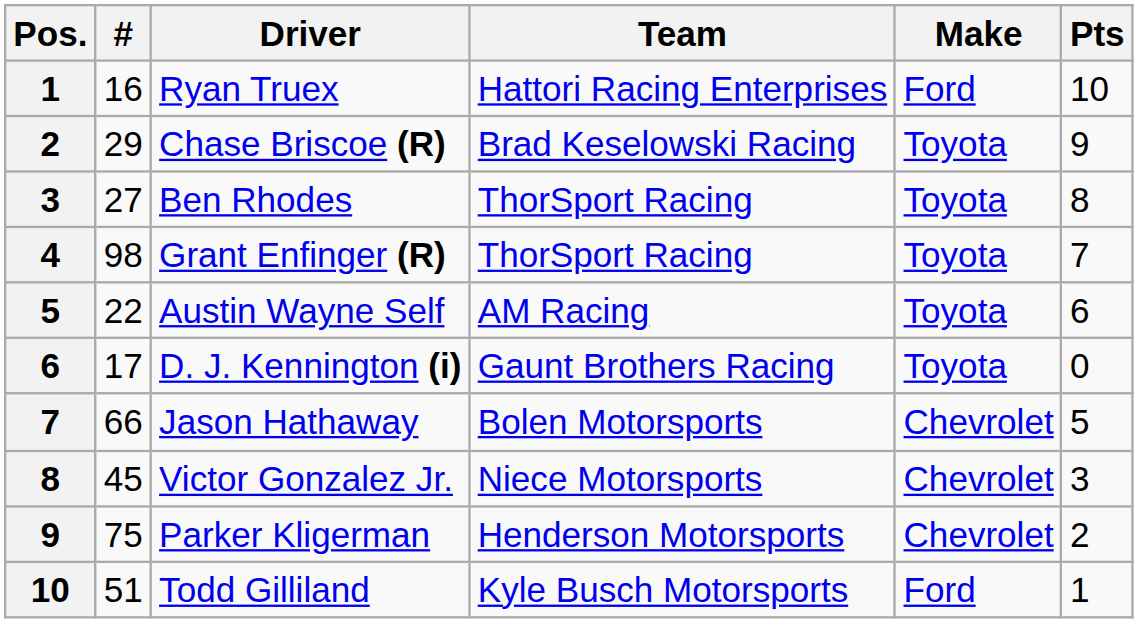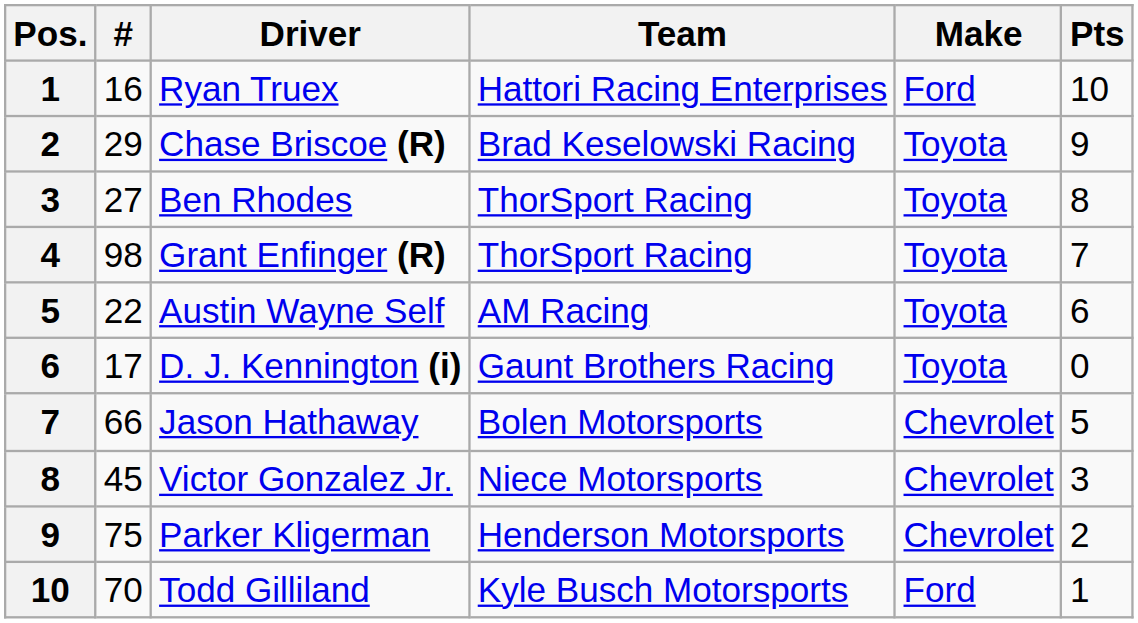(123, 589) 51 -> (123, 589) 70
